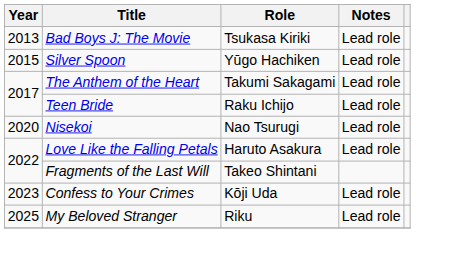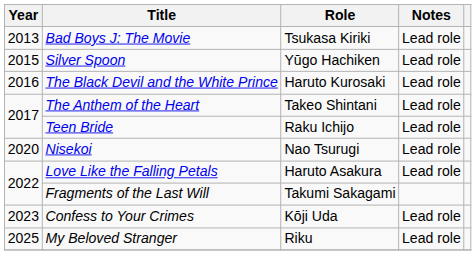+ row: (162, 82)
(280, 82) Takumi Sakagami -> (331, 104) Takeo Shintani
(270, 171) Takeo Shintani -> (340, 194) Takumi Sakagami
